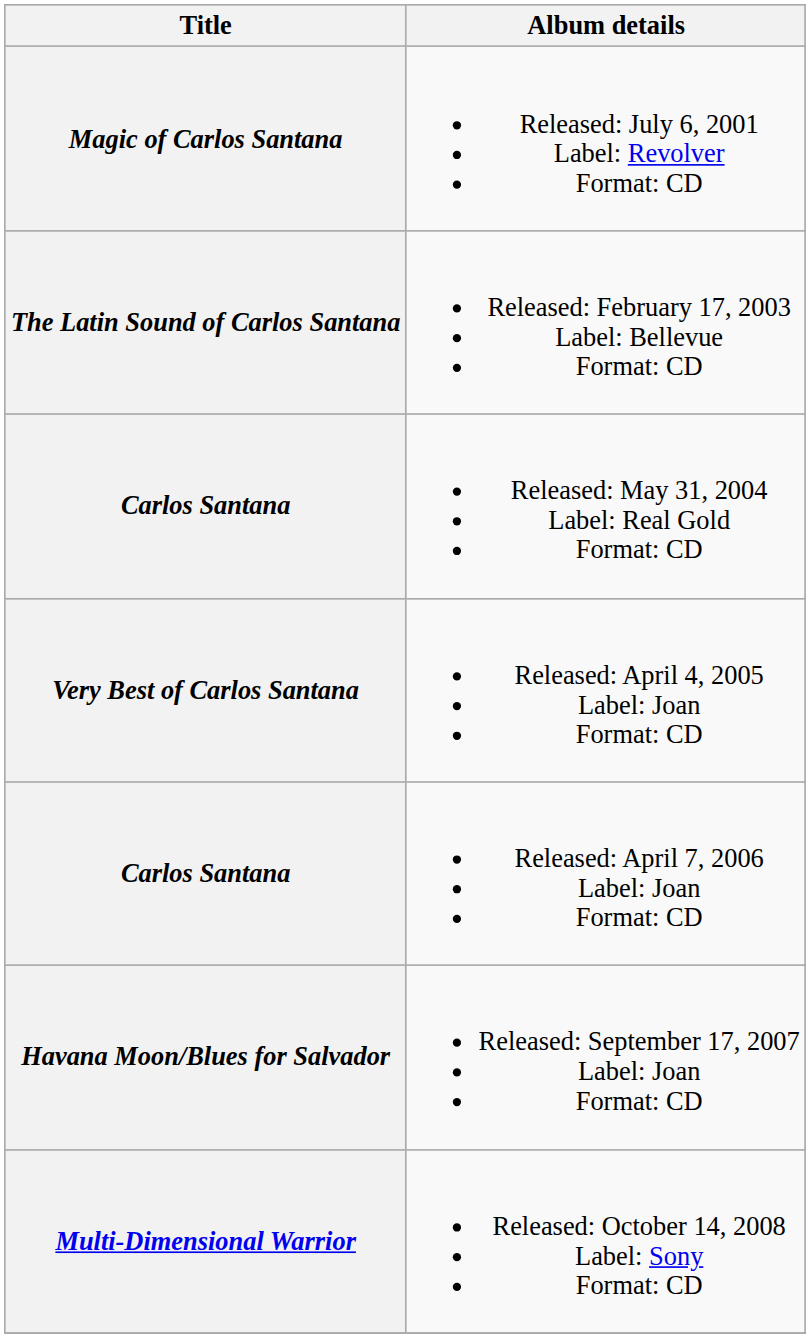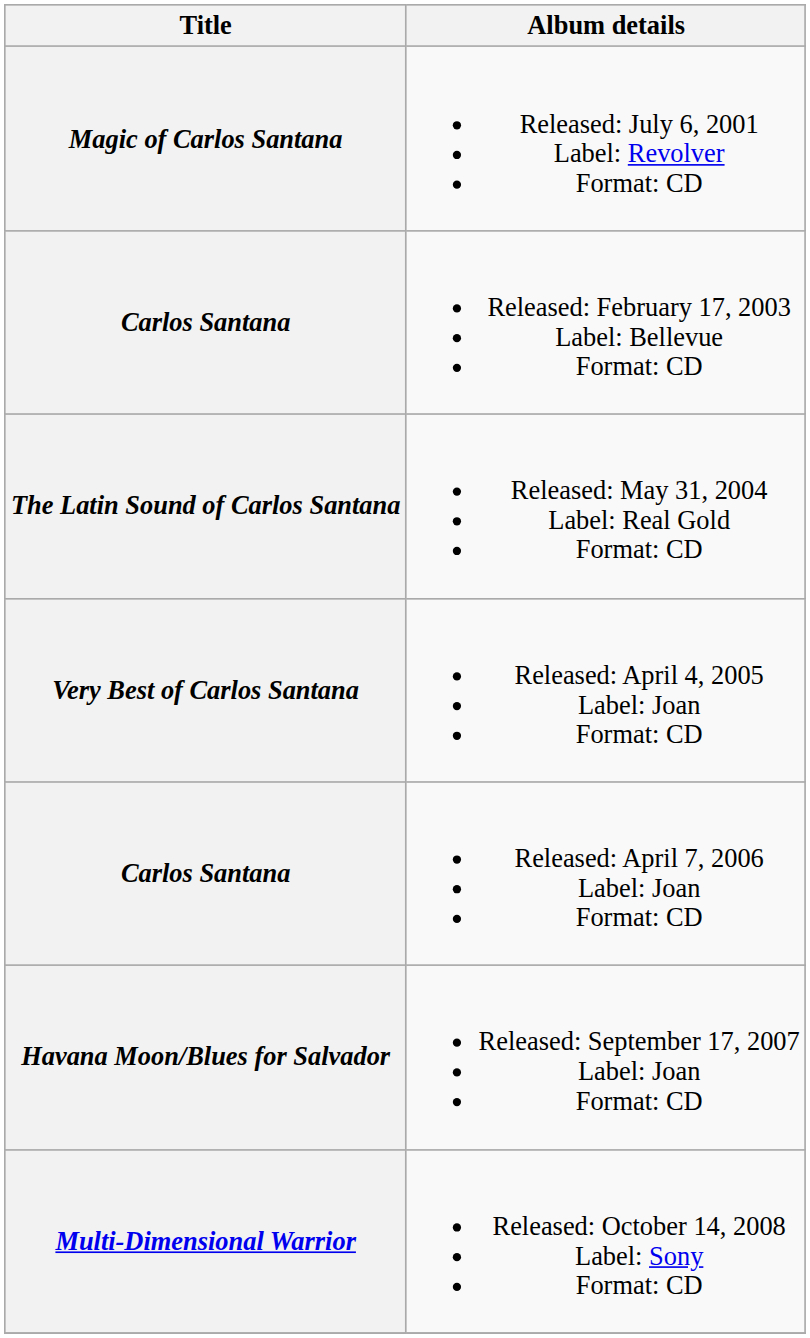(206, 322) The Latin Sound of Carlos Santana -> (206, 322) Carlos Santana
(206, 505) Carlos Santana -> (206, 505) The Latin Sound of Carlos Santana
